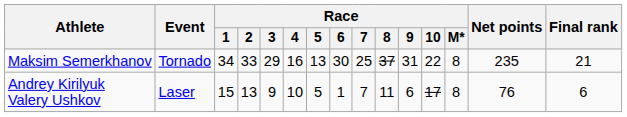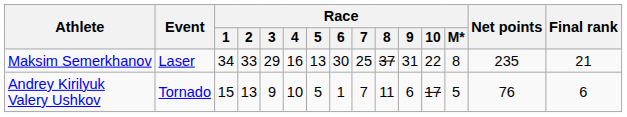(185, 61) Tornado -> (177, 61) Laser
(177, 92) Laser -> (185, 92) Tornado
(456, 92) 8 -> (456, 92) 5
